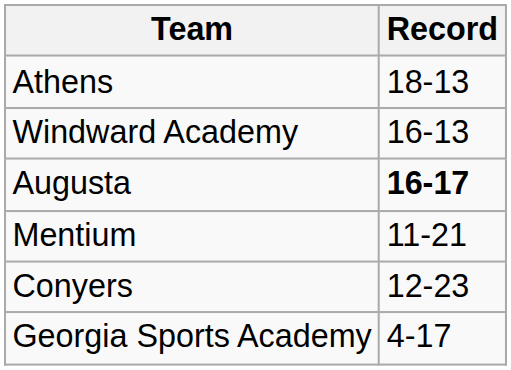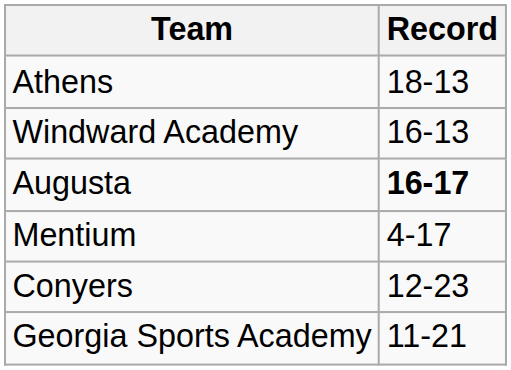(427, 235) 11-21 -> (419, 235) 4-17
(419, 337) 4-17 -> (427, 337) 11-21
